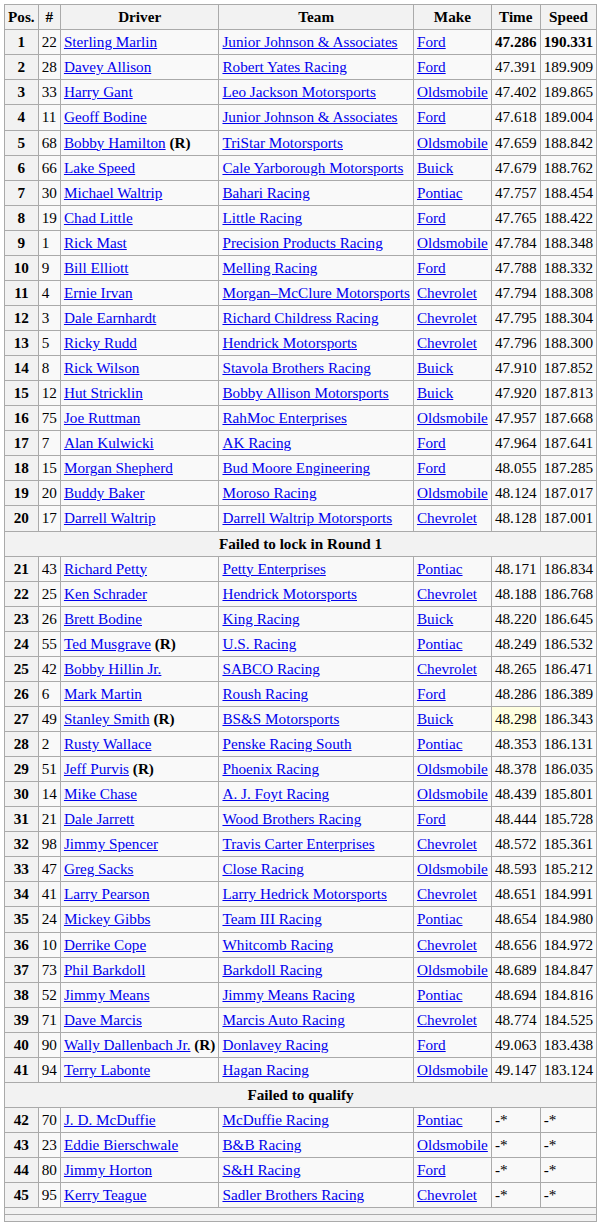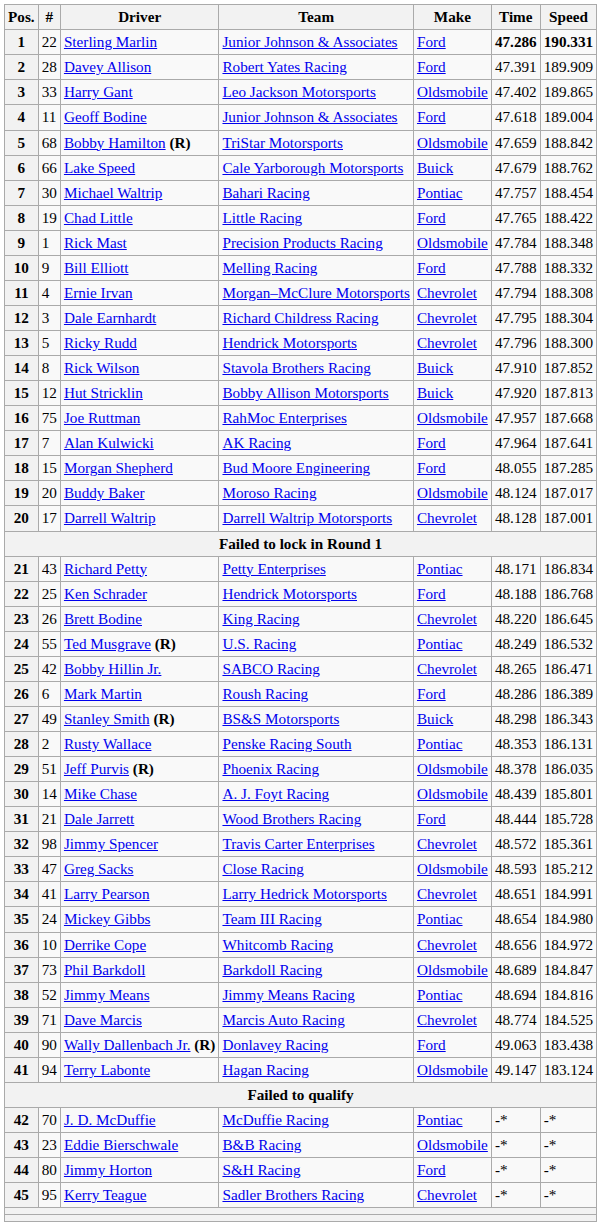(447, 593) Chevrolet -> (431, 593) Ford
(435, 618) Buick -> (447, 618) Chevrolet
(516, 718) lightyellow background -> (516, 718) no background
